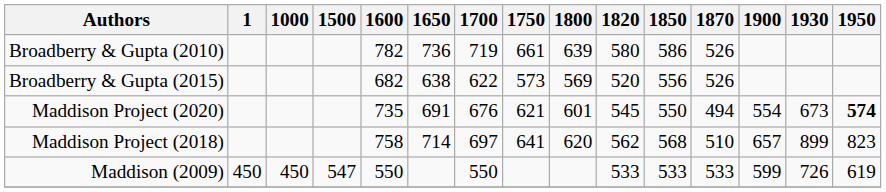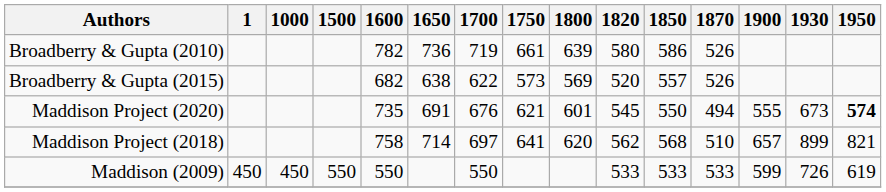(672, 80) 556 -> (672, 80) 557
(767, 111) 554 -> (767, 111) 555
(861, 141) 823 -> (861, 141) 821
(342, 171) 547 -> (342, 171) 550
